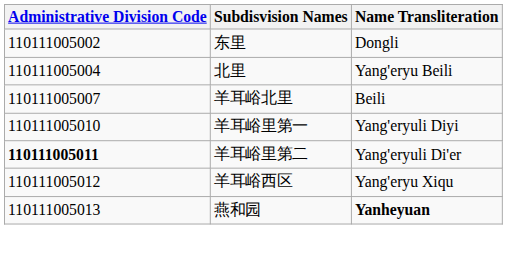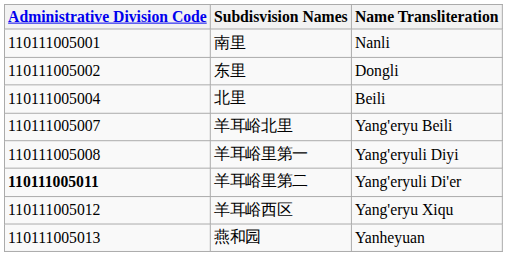+ row: (230, 42)
(404, 71) Yang'eryu Beili -> (370, 98) Beili
(370, 98) Beili -> (404, 126) Yang'eryu Beili
(54, 126) 110111005010 -> (54, 154) 110111005008
(392, 210) bold -> (390, 237) normal
